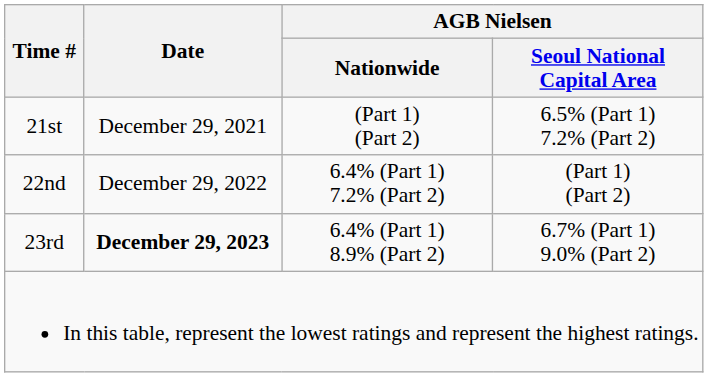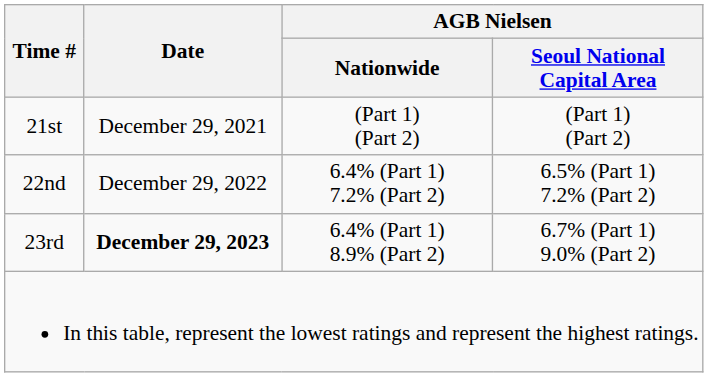(598, 125) 6.5% (Part 1) 7.2% (Part 2) -> (598, 125) (Part 1) (Part 2)
(598, 183) (Part 1) (Part 2) -> (598, 183) 6.5% (Part 1) 7.2% (Part 2)
